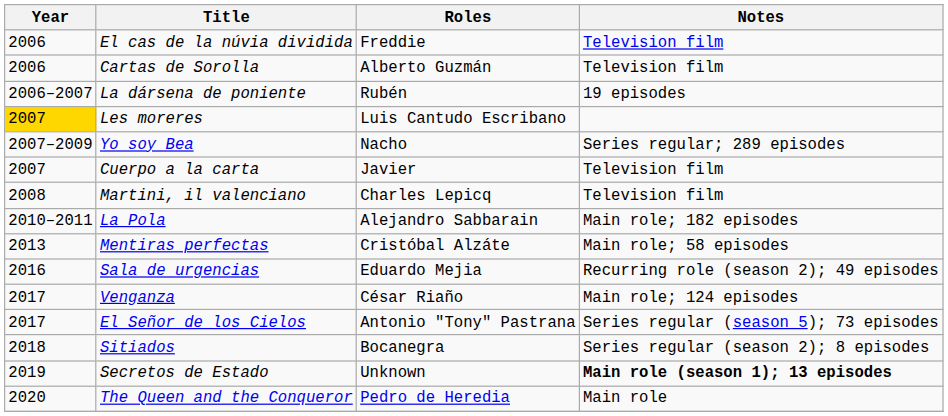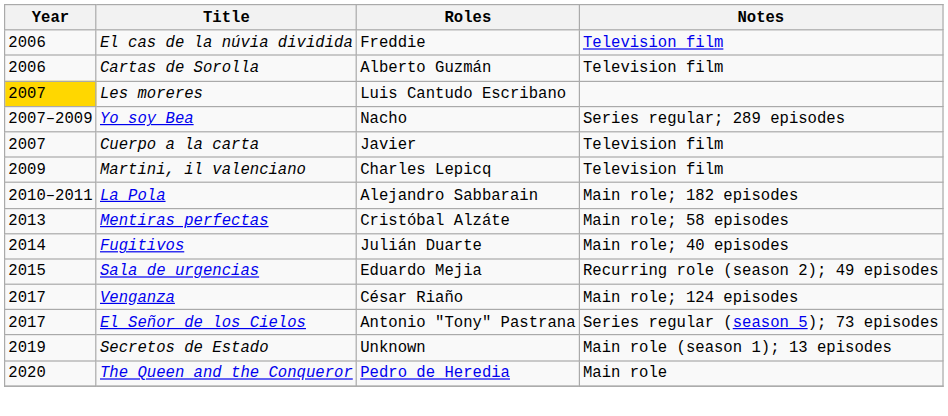- row: (203, 94)
(27, 195) 2008 -> (27, 170) 2009
+ row: (142, 246)
(27, 272) 2016 -> (27, 272) 2015
- row: (137, 348)
(737, 373) bold -> (737, 348) normal
